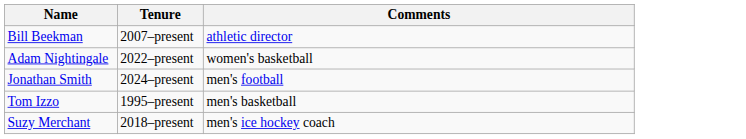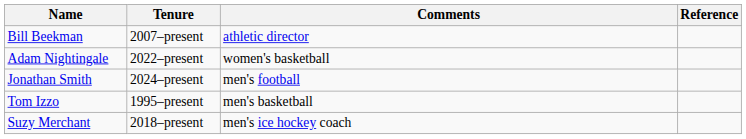+ column: (709, 15)
